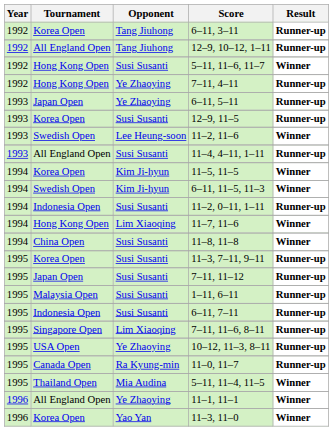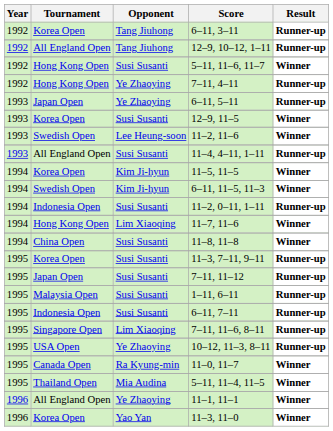(301, 119) Runner-up -> (293, 119) Winner
(301, 365) Runner-up -> (293, 365) Winner
